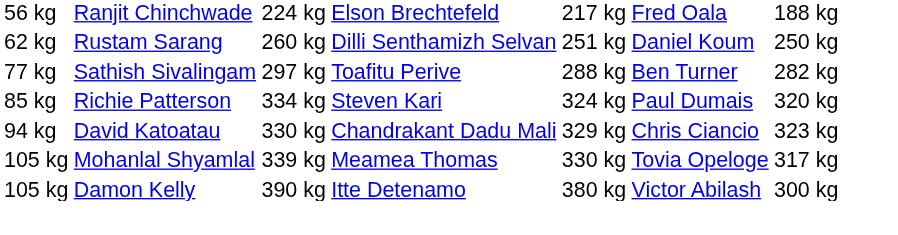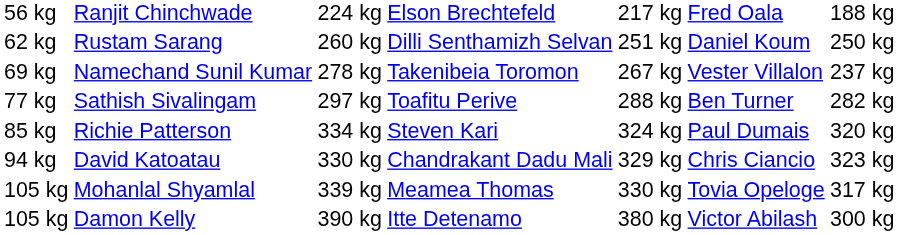+ row: (193, 71)
